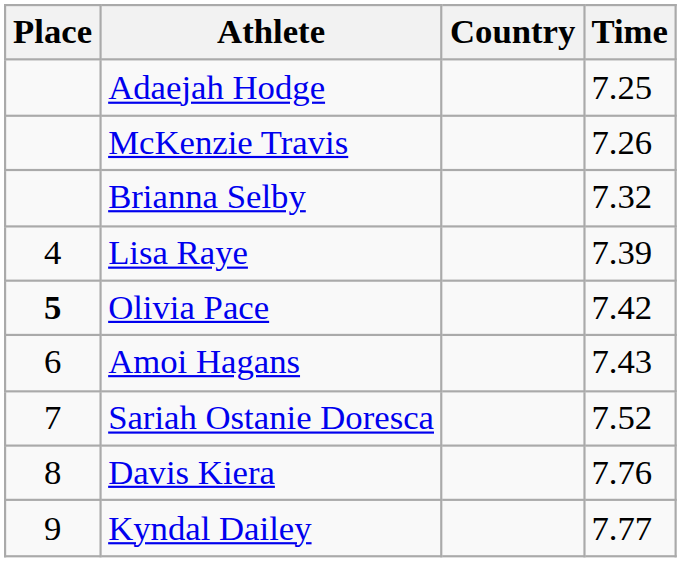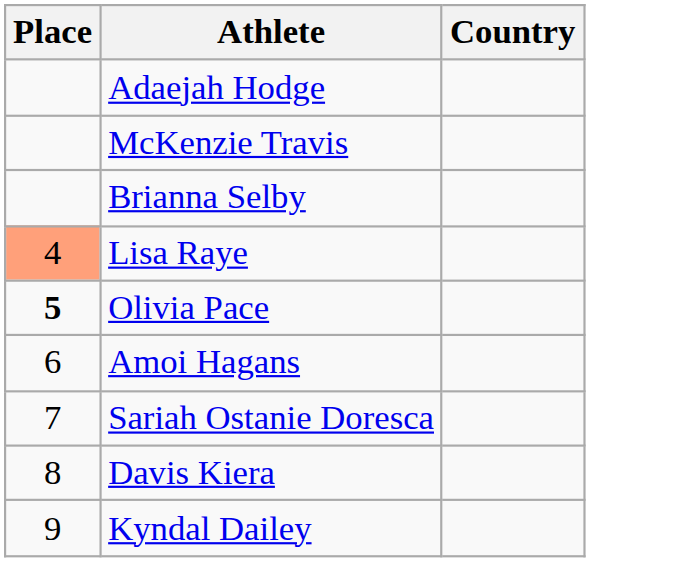- column: (630, 32)
(53, 252) no background -> (53, 252) lightsalmon background
